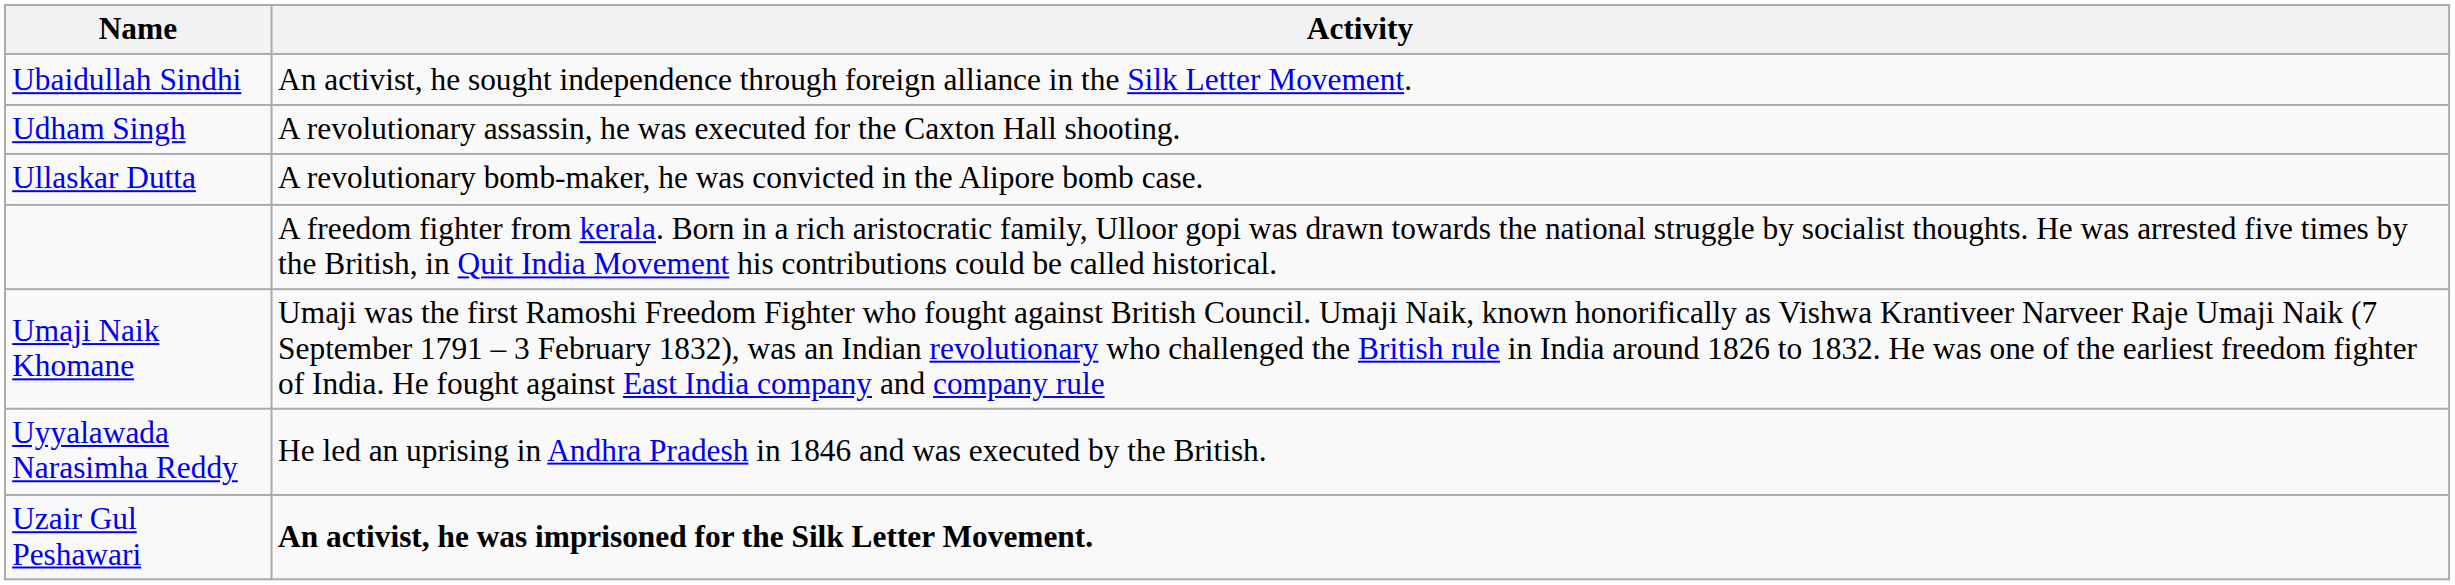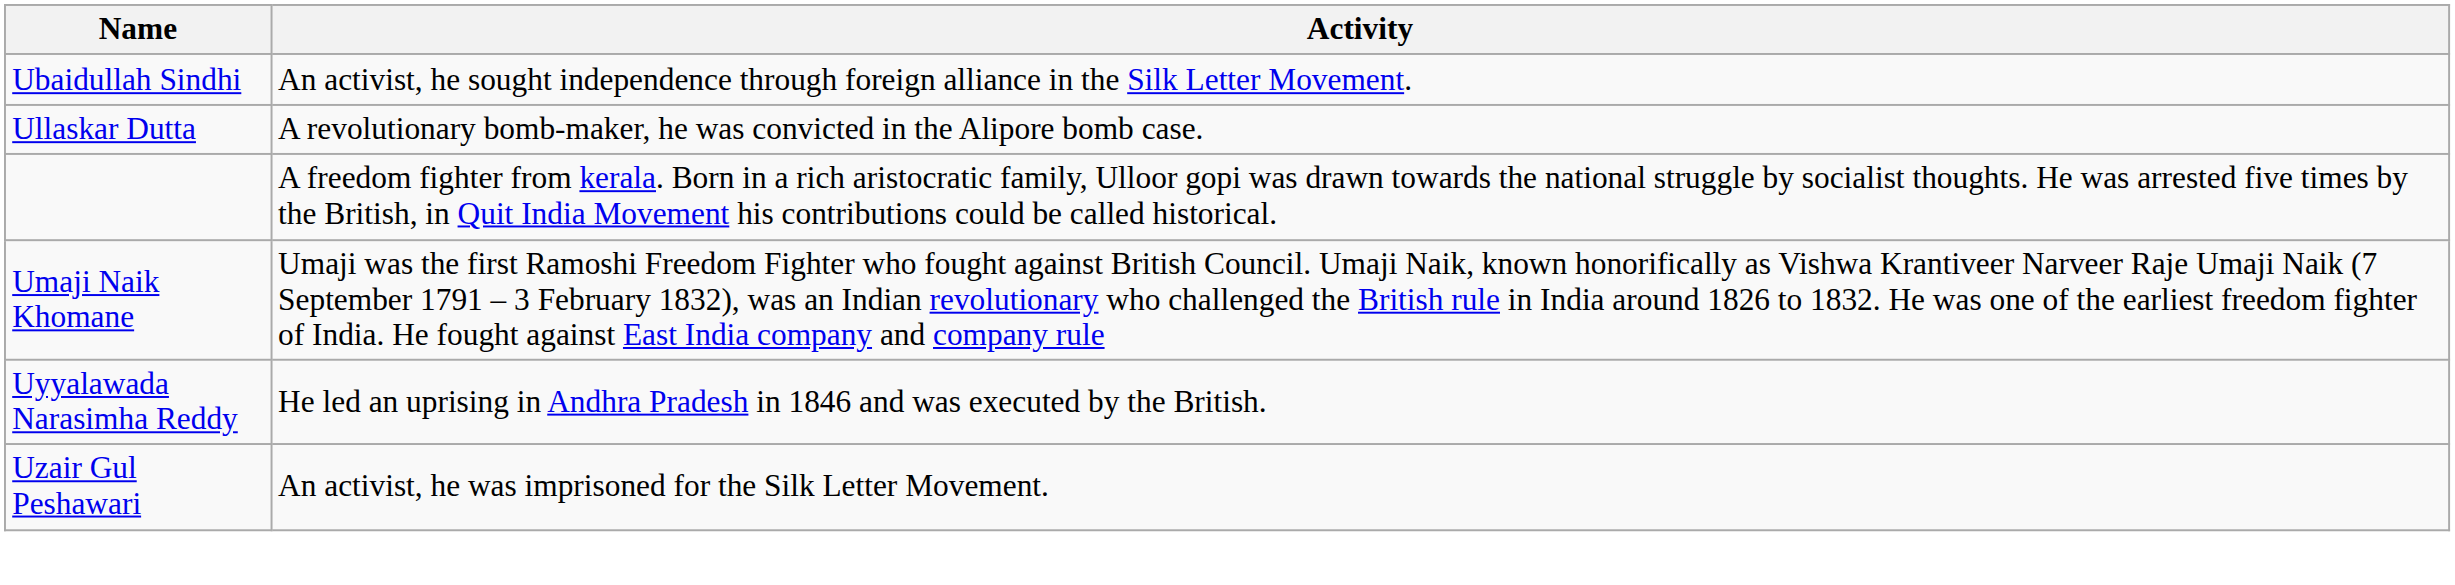- row: (99, 128)
(686, 536) bold -> (663, 486) normal
